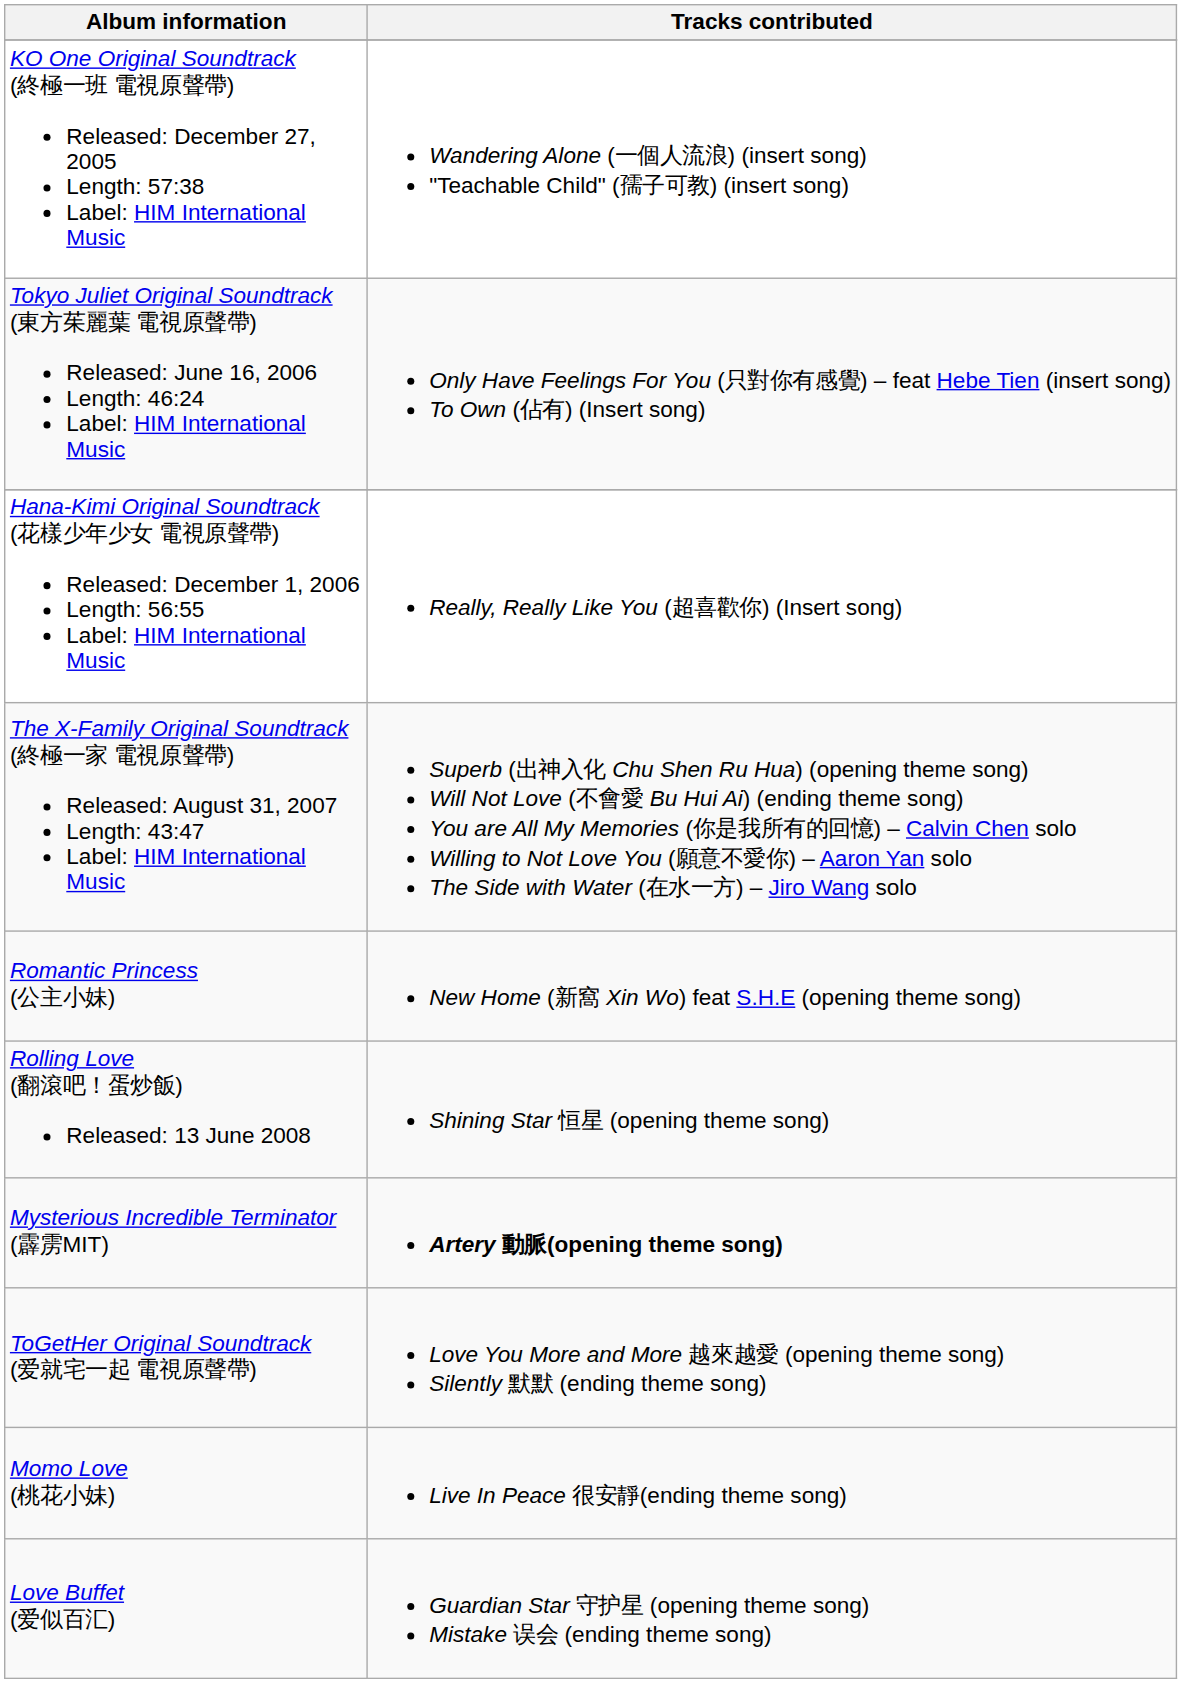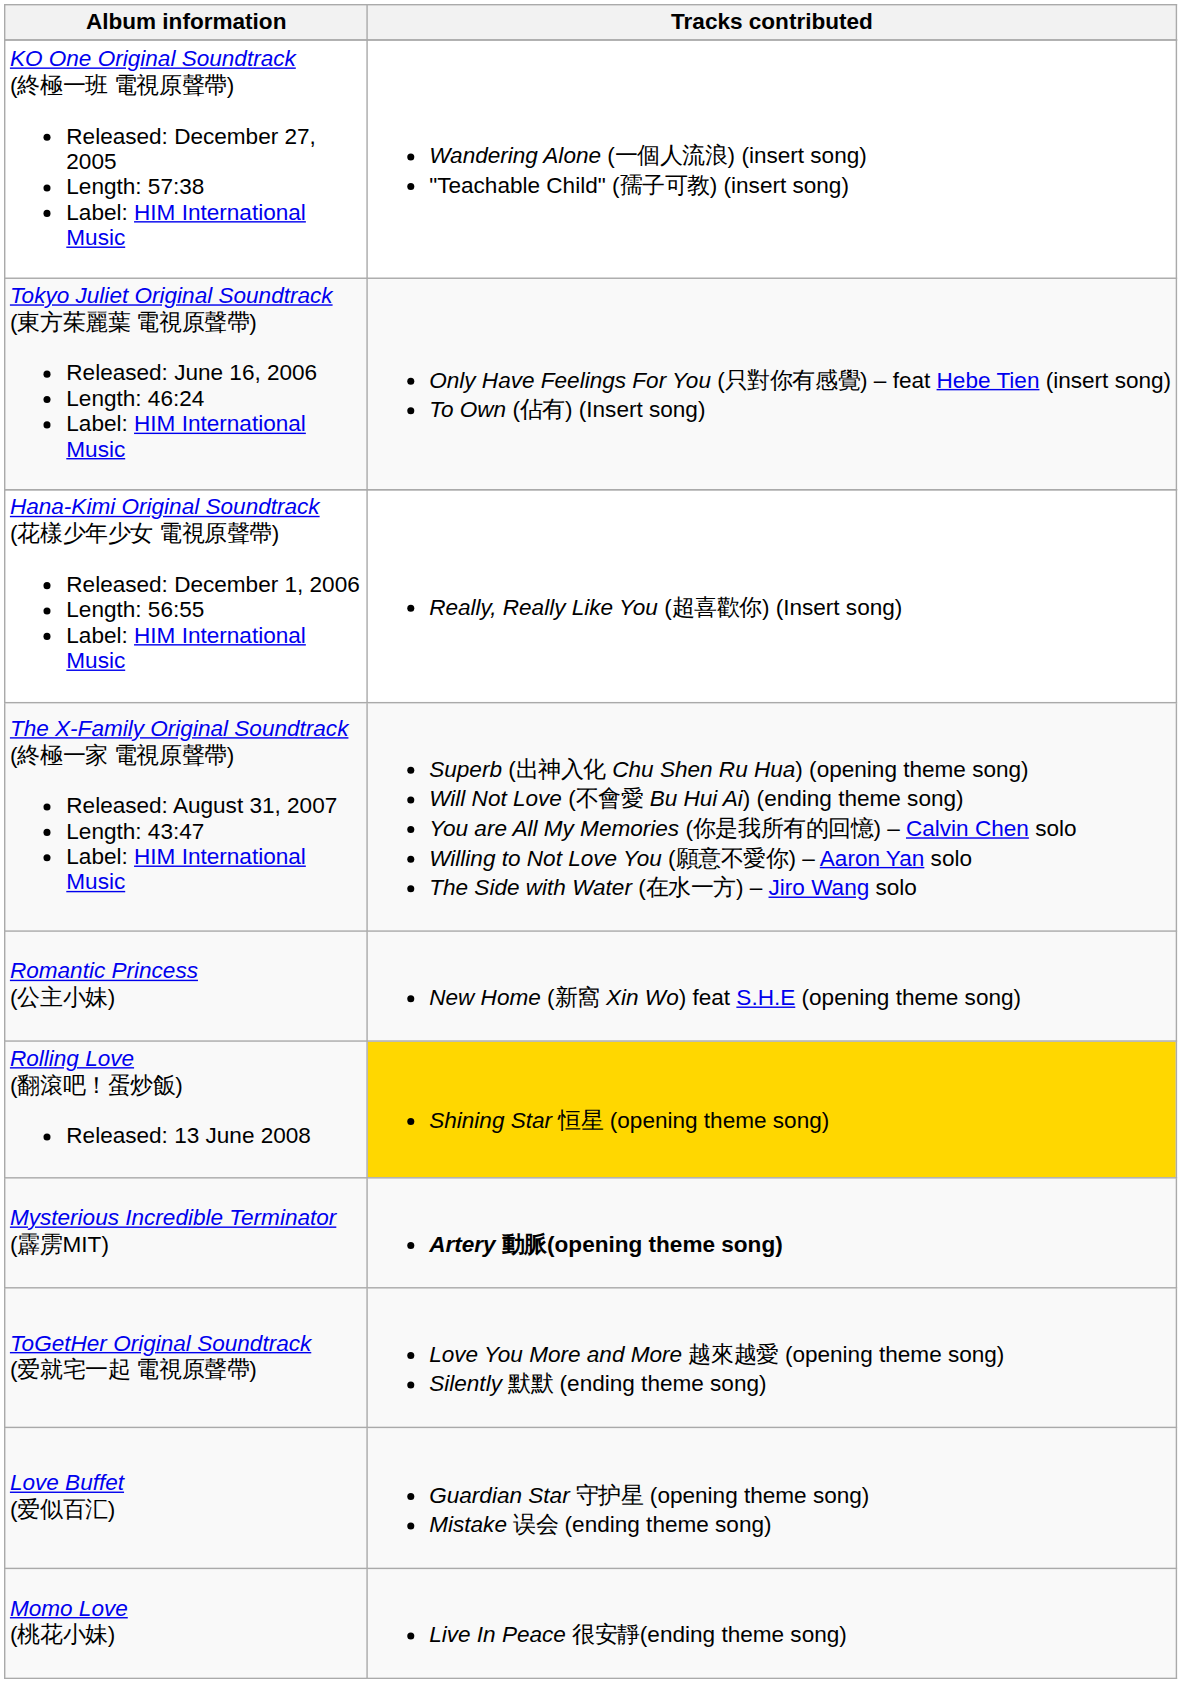(772, 1122) no background -> (772, 1122) gold background
rows swapped: (69, 1481) <-> (67, 1606)
